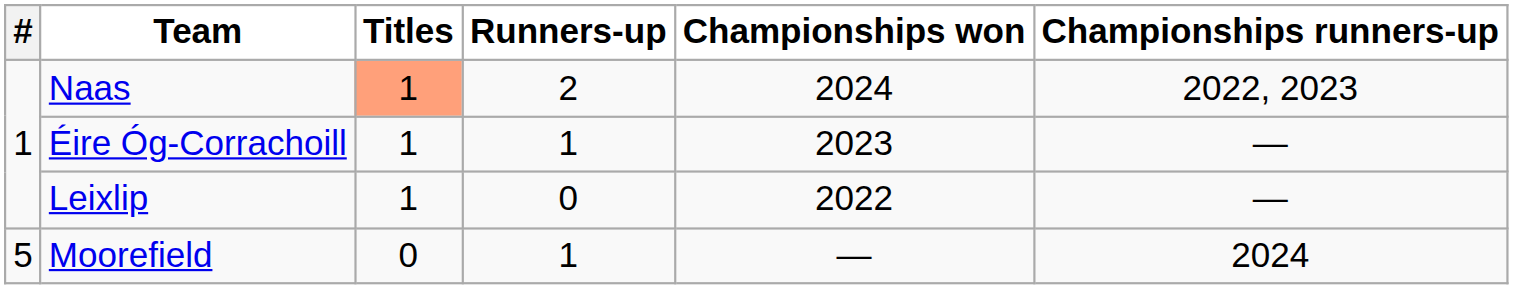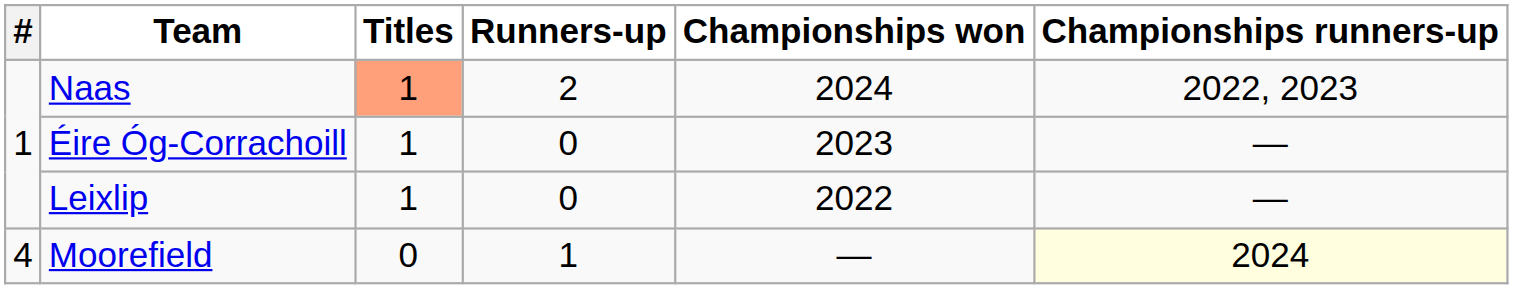(568, 143) 1 -> (568, 143) 0
(23, 254) 5 -> (23, 254) 4
(1270, 254) no background -> (1270, 254) lightyellow background
